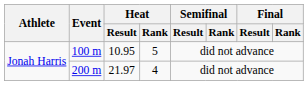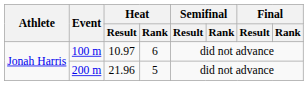(122, 51) 10.95 -> (122, 51) 10.97
(155, 51) 5 -> (155, 51) 6
(122, 71) 21.97 -> (122, 71) 21.96
(155, 71) 4 -> (155, 71) 5
